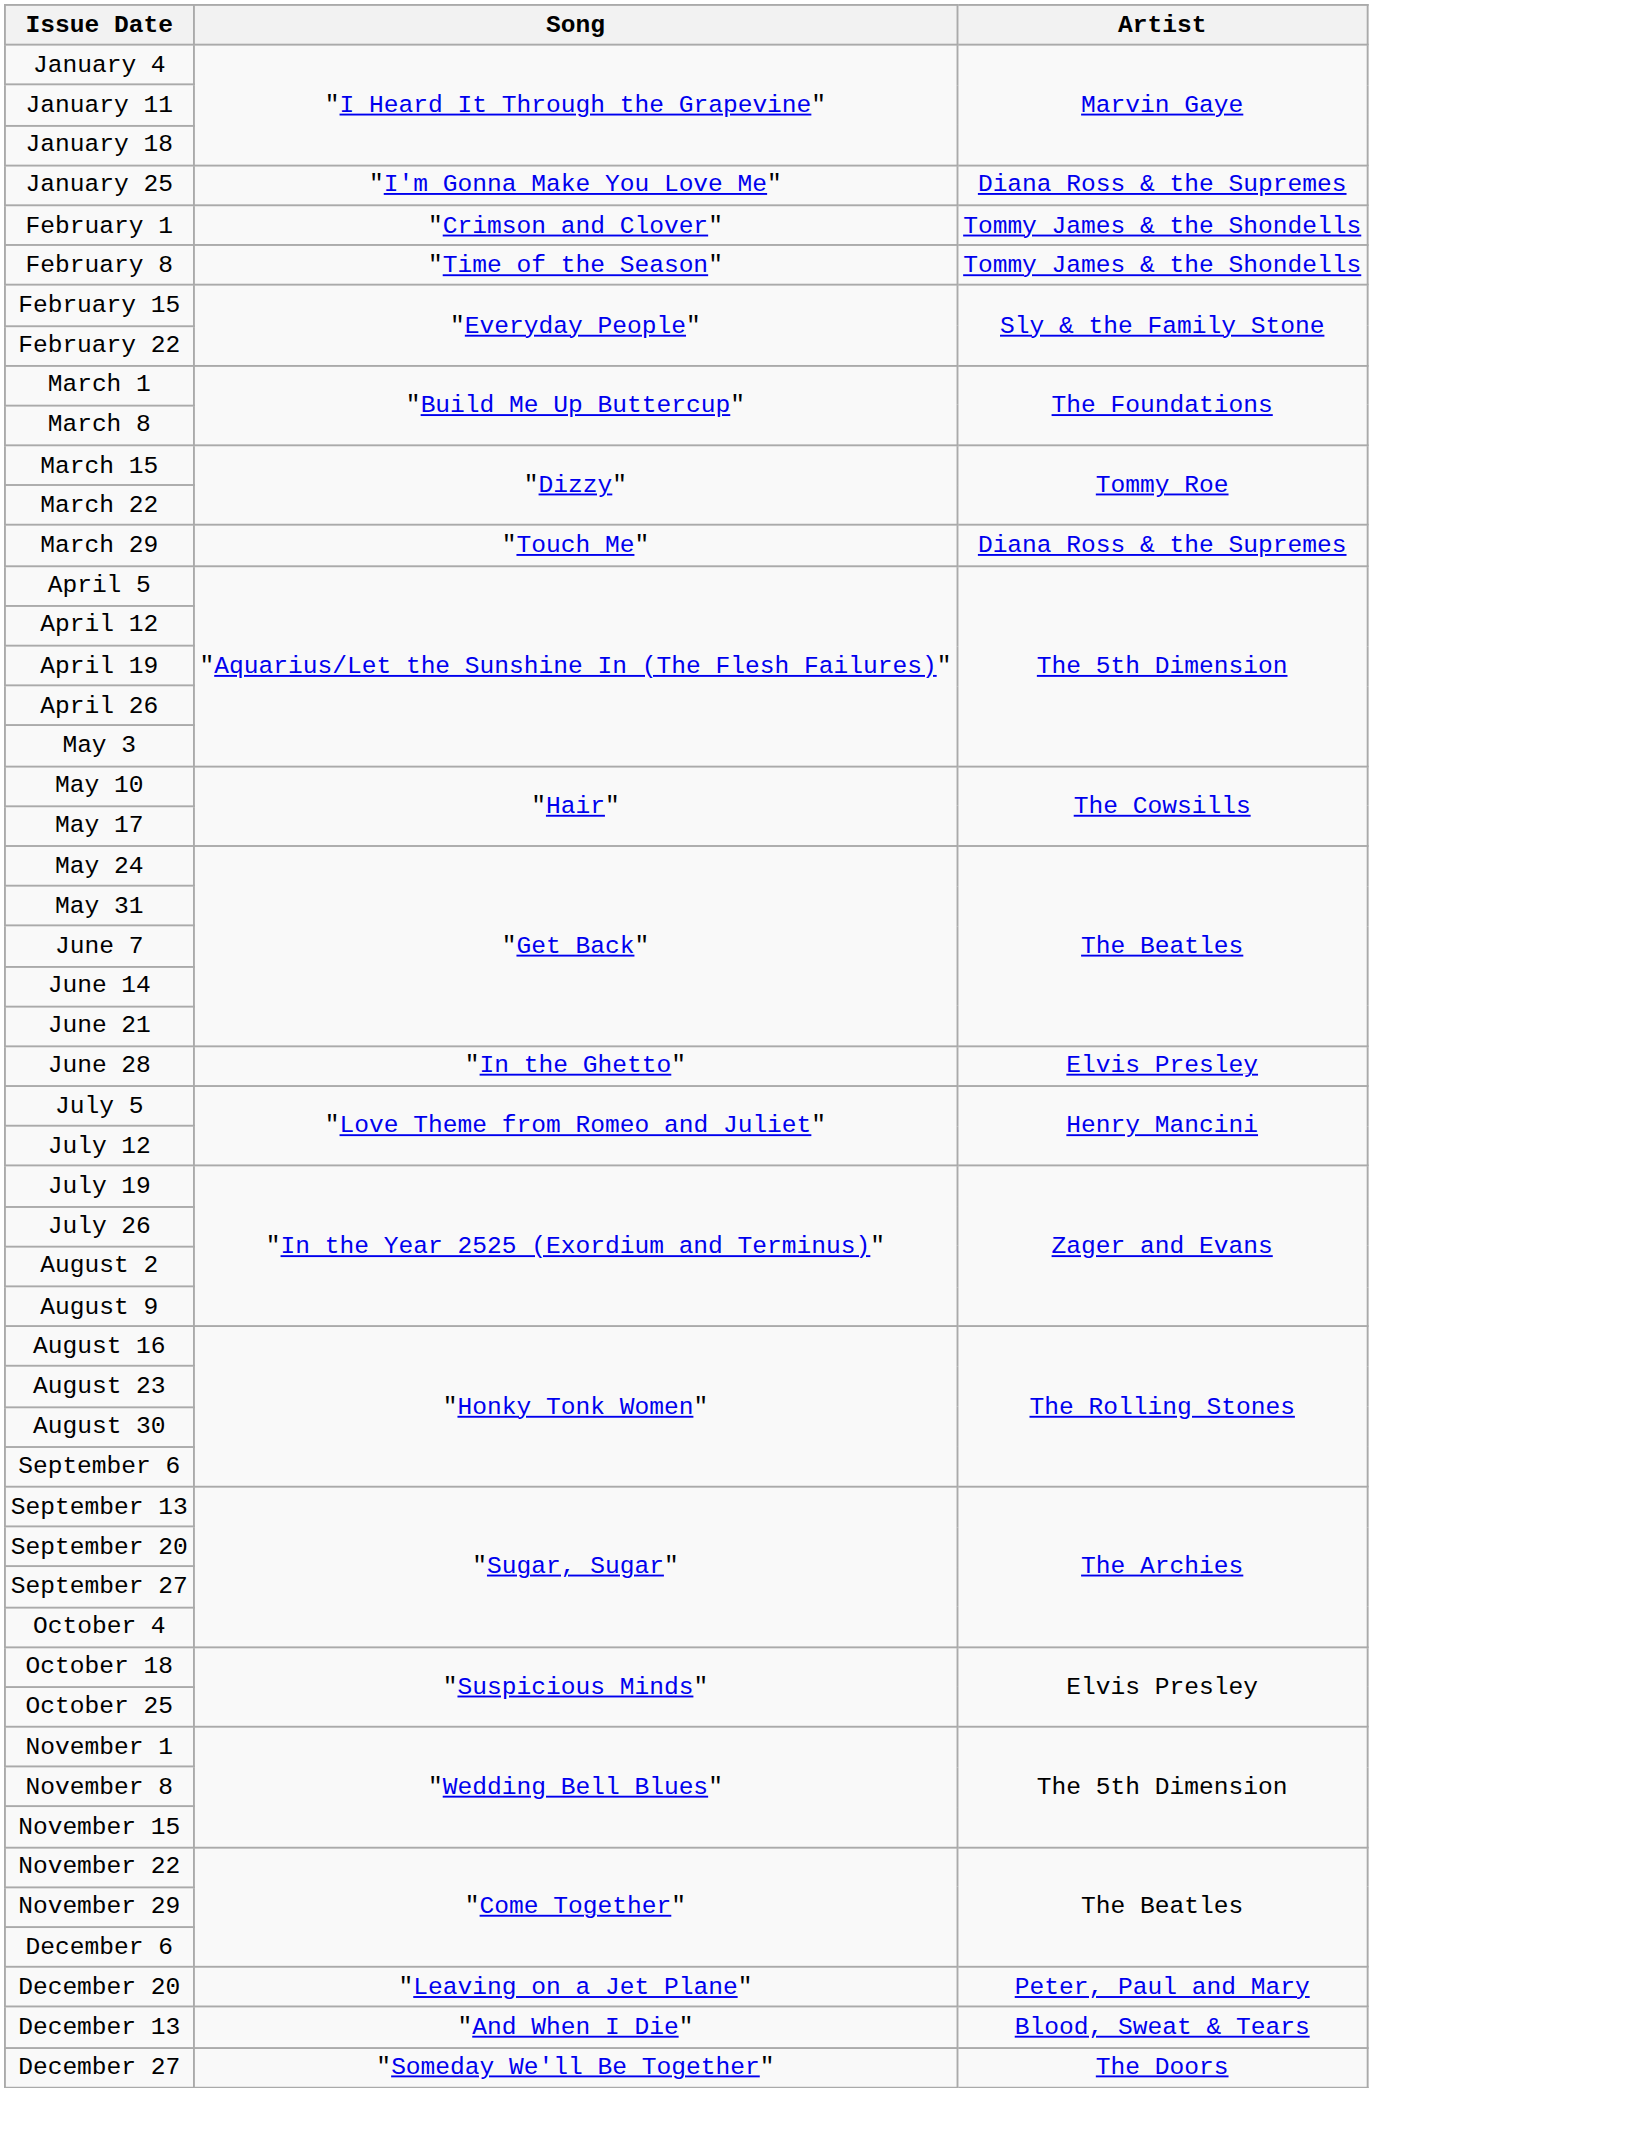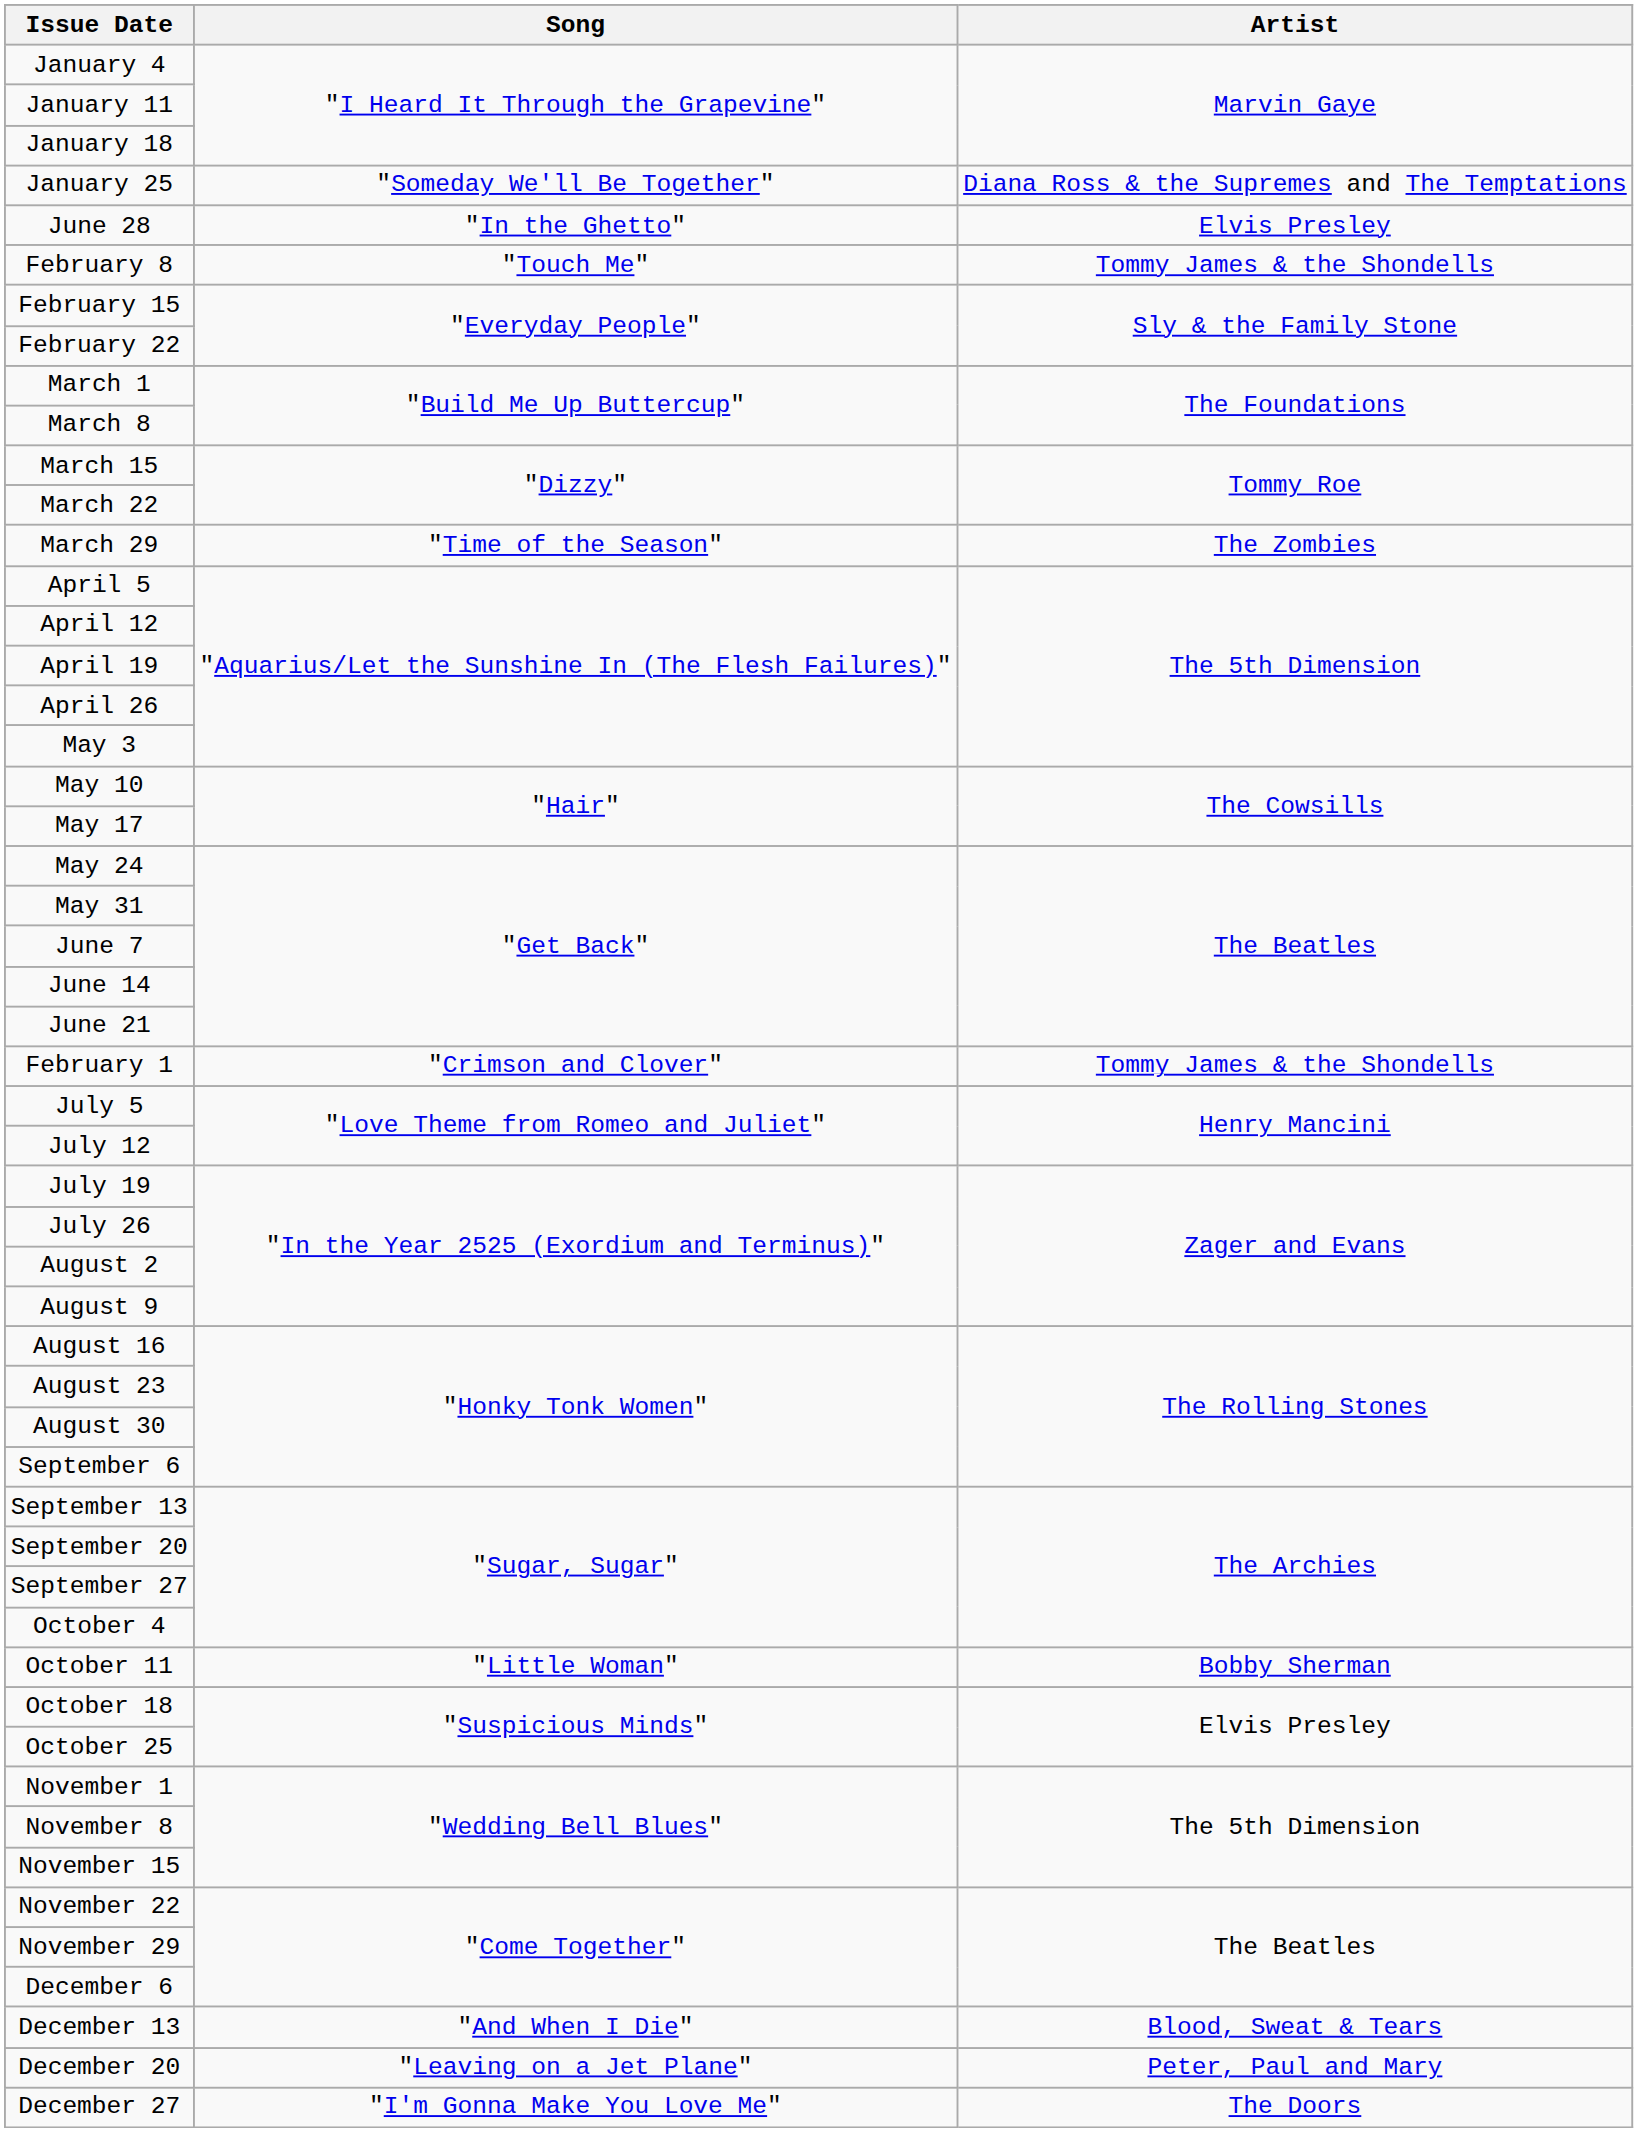(575, 185) "I'm Gonna Make You Love Me" -> (575, 185) "Someday We'll Be Together"
(1162, 185) Diana Ross & the Supremes -> (1295, 185) Diana Ross & the Supremes and The Temptations
rows swapped: (99, 225) <-> (99, 1066)
(575, 265) "Time of the Season" -> (575, 265) "Touch Me"
(575, 546) "Touch Me" -> (575, 546) "Time of the Season"
(1162, 546) Diana Ross & the Supremes -> (1295, 546) The Zombies
+ row: (99, 1667)
rows swapped: (99, 2027) <-> (99, 1987)
(575, 2067) "Someday We'll Be Together" -> (575, 2107) "I'm Gonna Make You Love Me"
